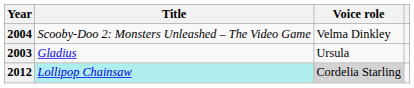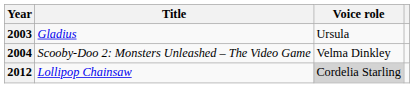rows swapped: (20, 53) <-> (20, 33)
(85, 72) paleturquoise background -> (85, 72) no background
